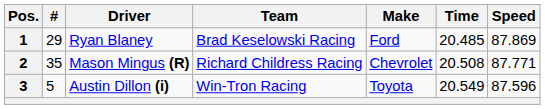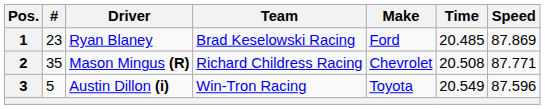(54, 40) 29 -> (54, 40) 23
